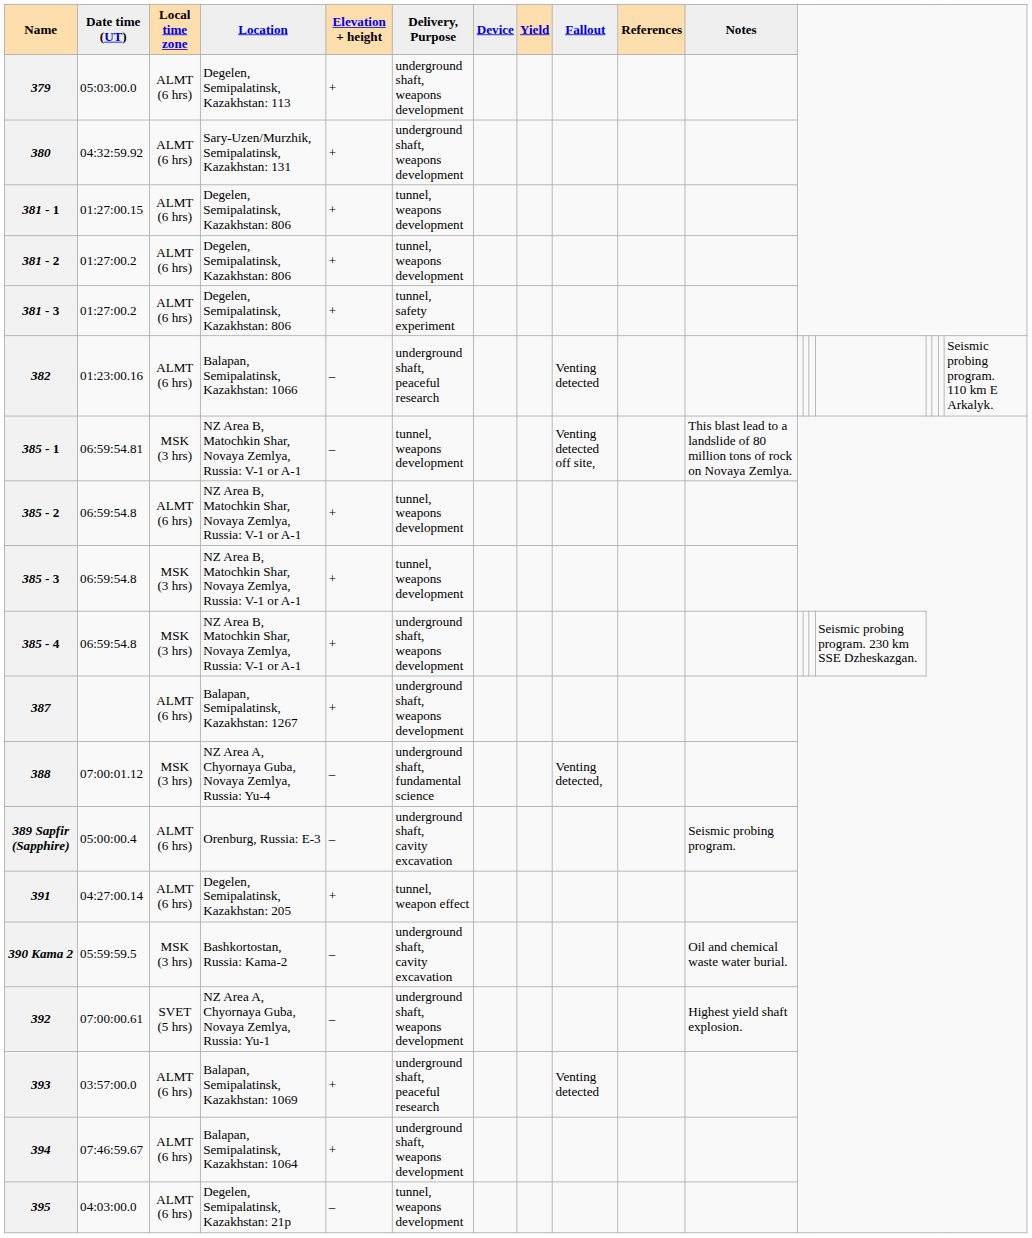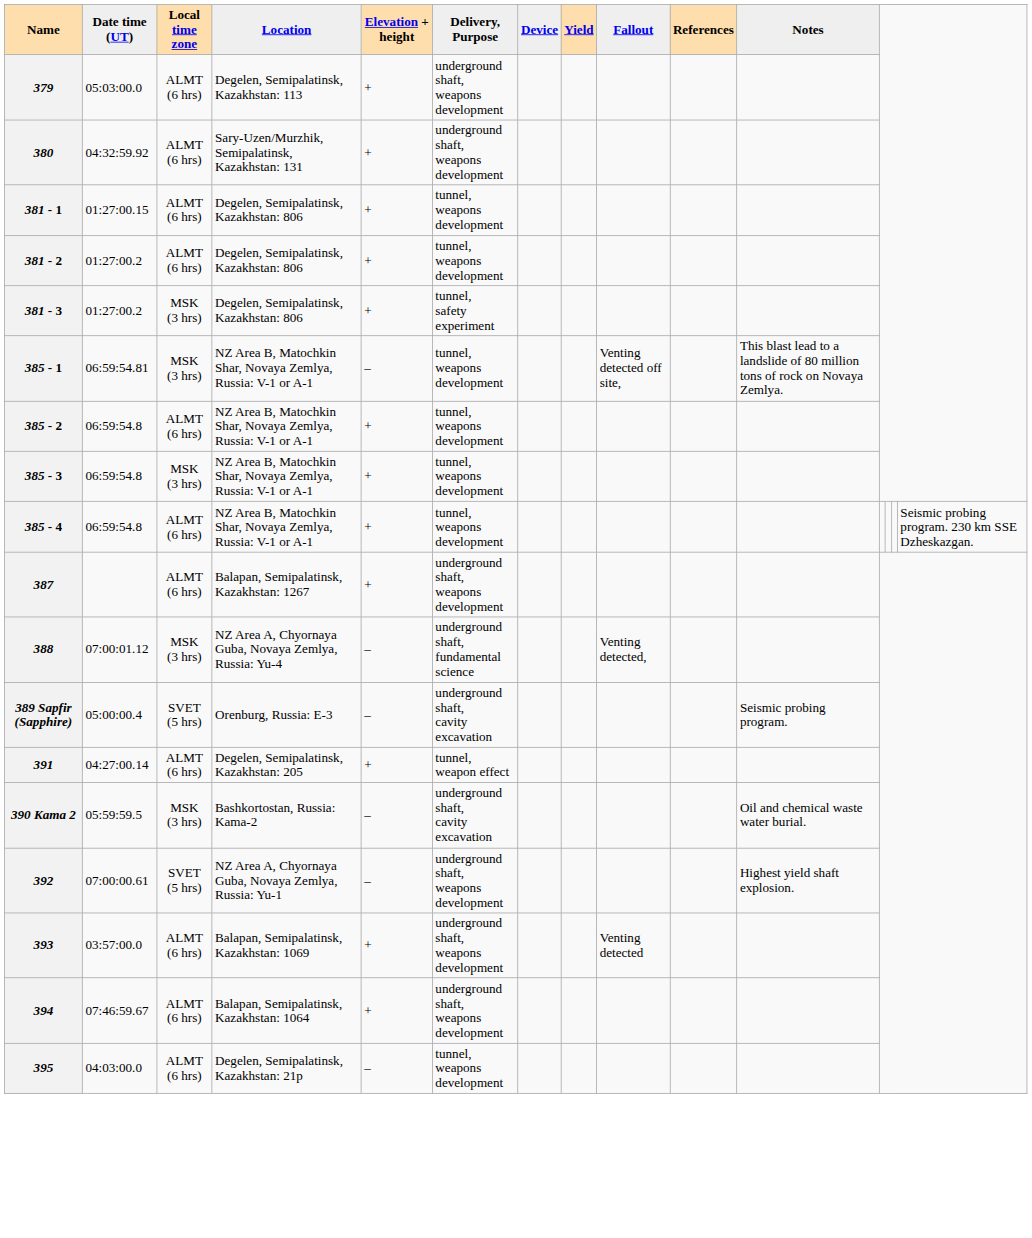(175, 310) ALMT (6 hrs) -> (184, 310) MSK (3 hrs)
- row: (41, 375)
(175, 643) MSK (3 hrs) -> (184, 526) ALMT (6 hrs)
(429, 643) underground shaft, weapons development -> (469, 526) tunnel, weapons development
(175, 838) ALMT (6 hrs) -> (184, 714) SVET (5 hrs)
(429, 1084) underground shaft, peaceful research -> (469, 945) underground shaft, weapons development
